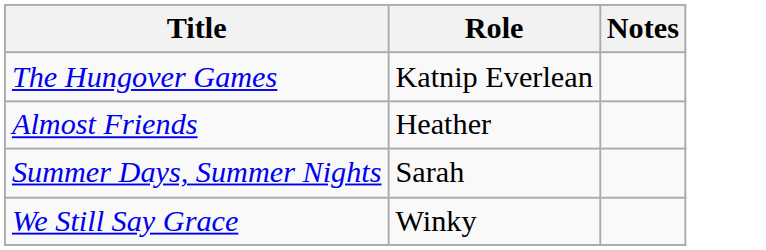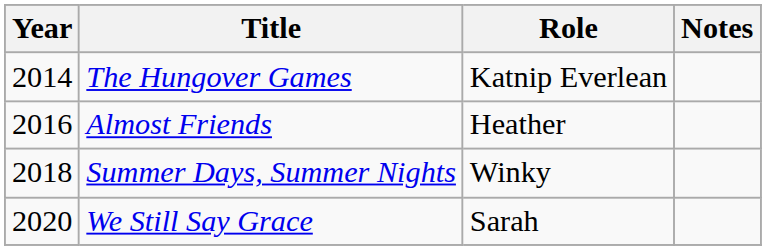+ column: (42, 28)
(430, 172) Sarah -> (510, 172) Winky
(436, 220) Winky -> (504, 220) Sarah
